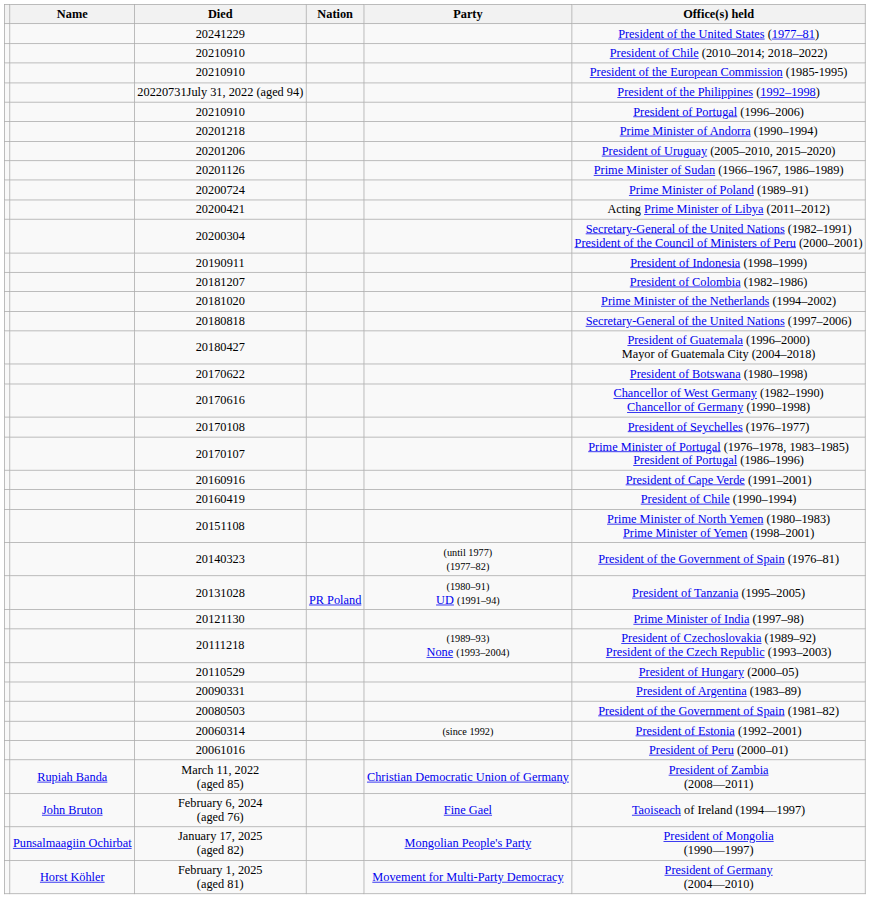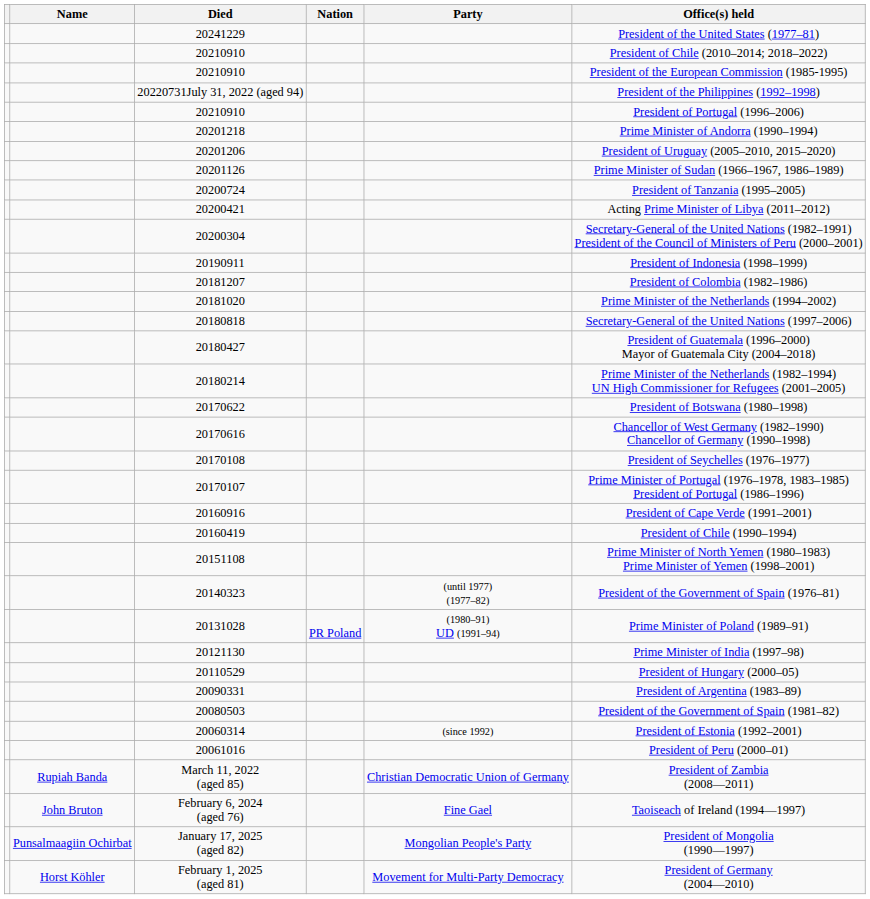(719, 190) Prime Minister of Poland (1989–91) -> (719, 190) President of Tanzania (1995–2005)
+ row: (72, 381)
(719, 592) President of Tanzania (1995–2005) -> (719, 626) Prime Minister of Poland (1989–91)
- row: (72, 646)
